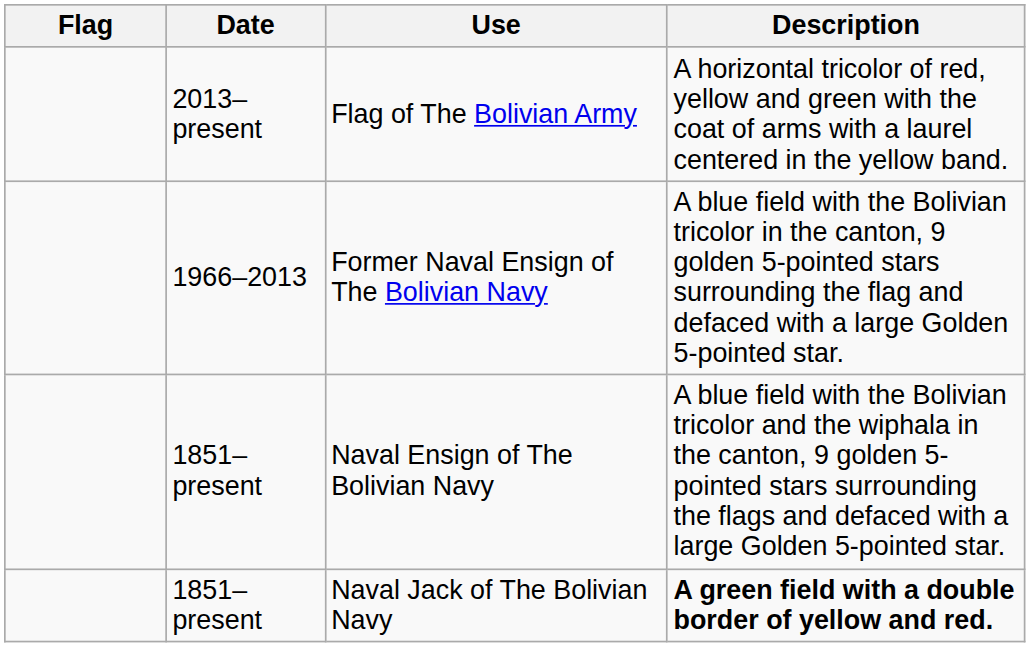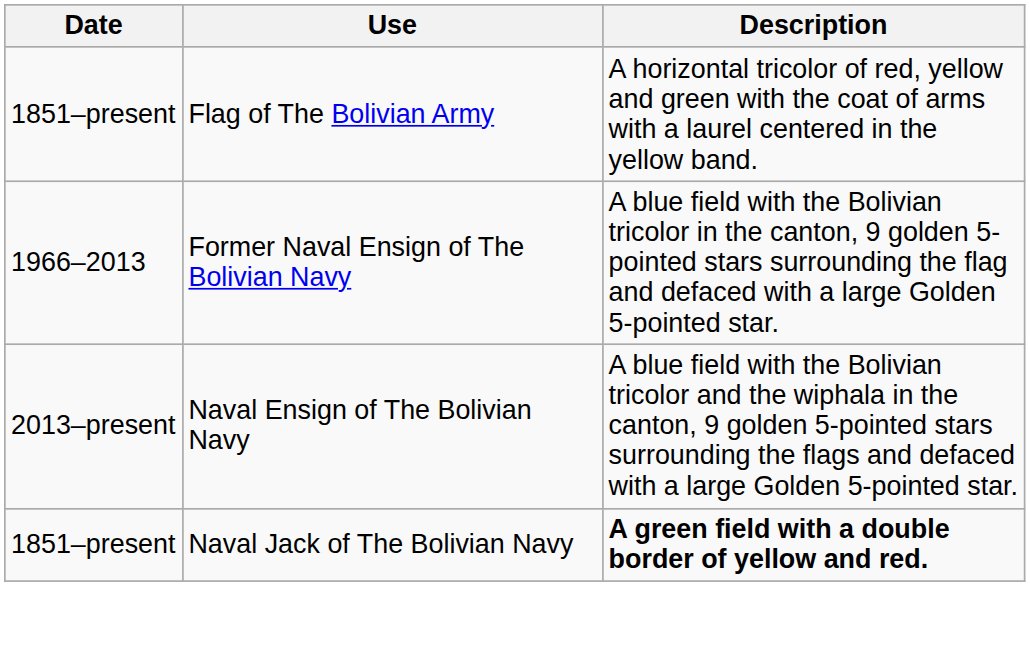- column: (86, 25)
(217, 113) 2013–present -> (93, 113) 1851–present
(217, 471) 1851–present -> (93, 425) 2013–present
